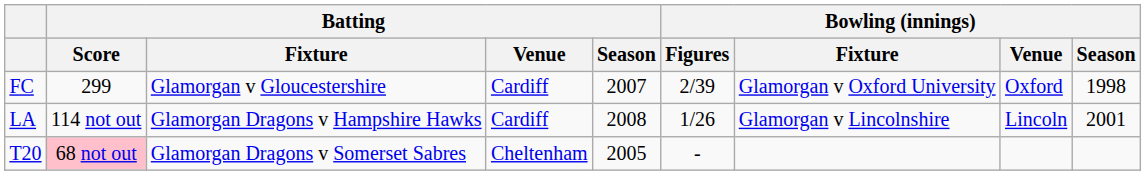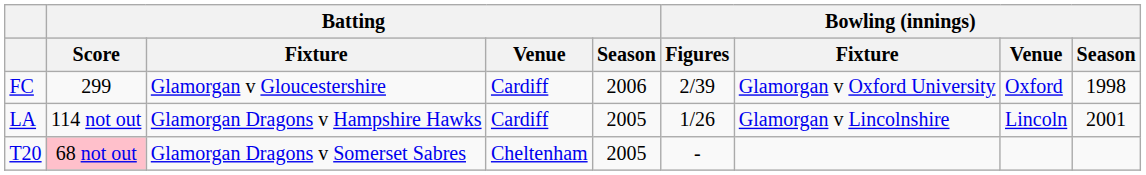(626, 87) 2007 -> (626, 87) 2006
(626, 120) 2008 -> (626, 120) 2005
